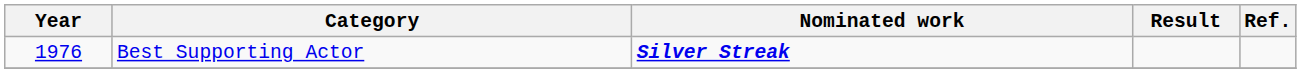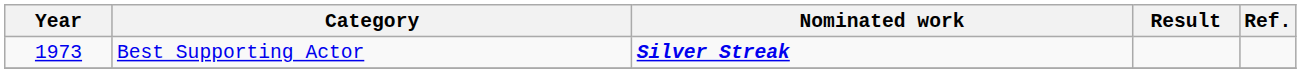(59, 53) 1976 -> (59, 53) 1973
